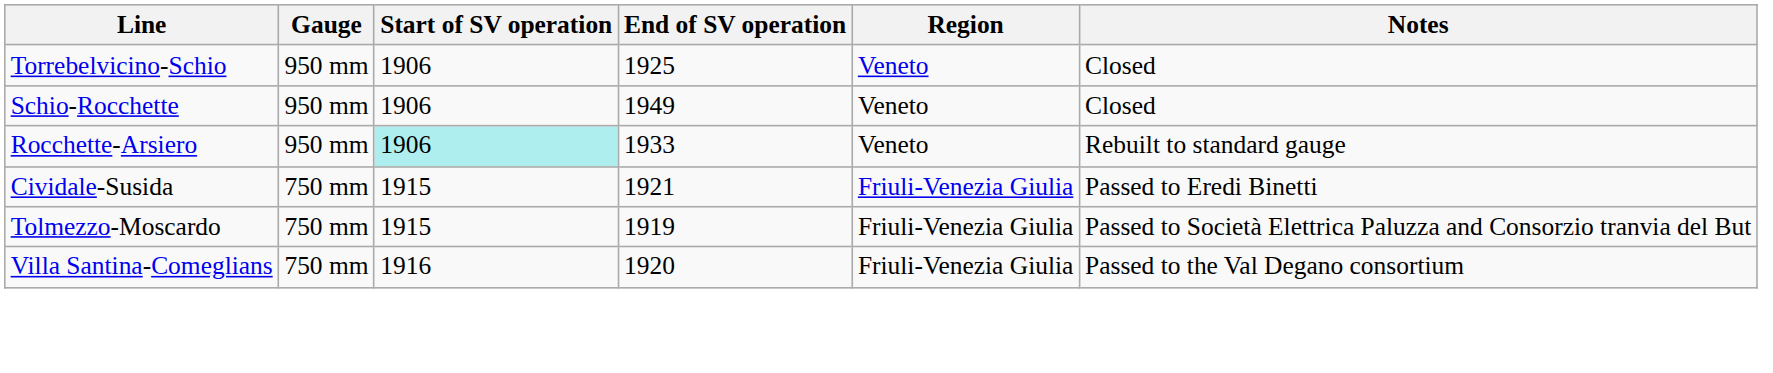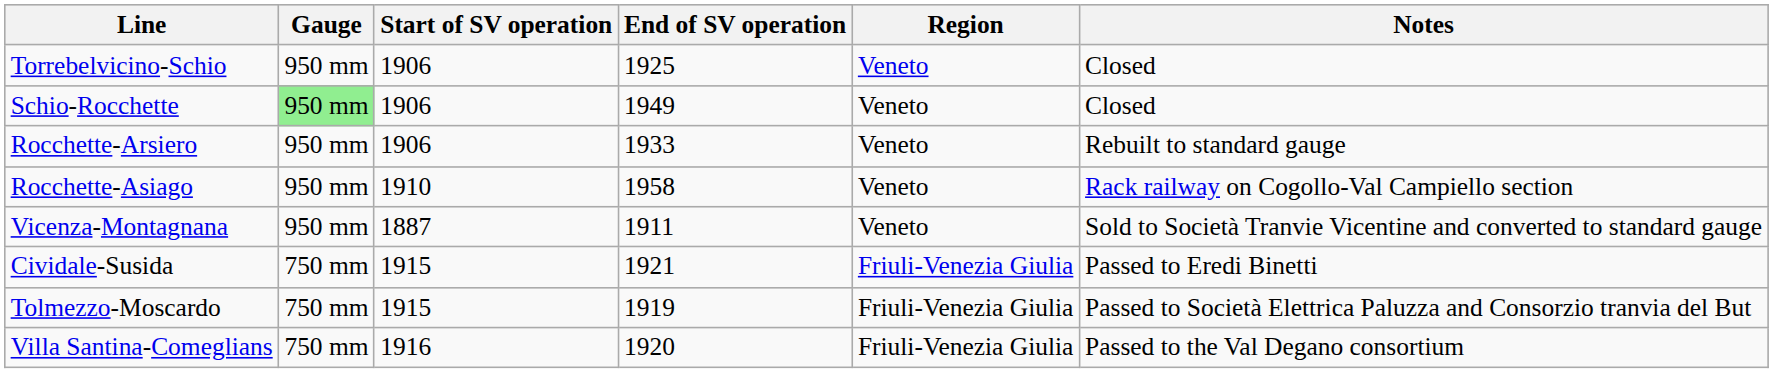(326, 105) no background -> (326, 105) lightgreen background
(406, 145) paleturquoise background -> (406, 145) no background
+ row: (102, 186)
+ row: (119, 226)
